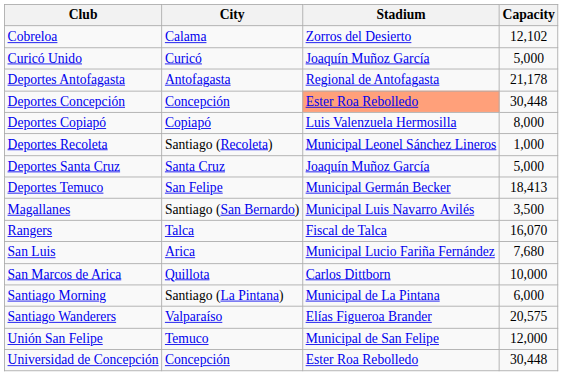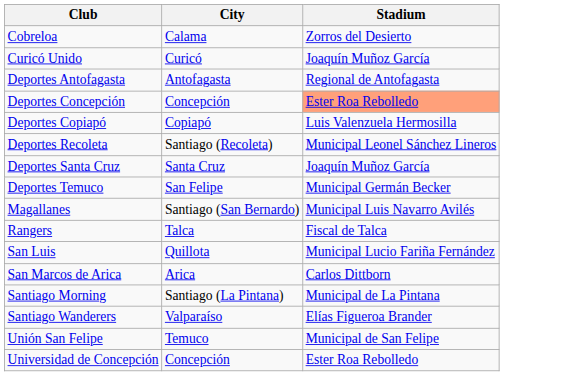- column: (529, 15)
(180, 252) Arica -> (187, 252) Quillota
(187, 274) Quillota -> (180, 274) Arica
